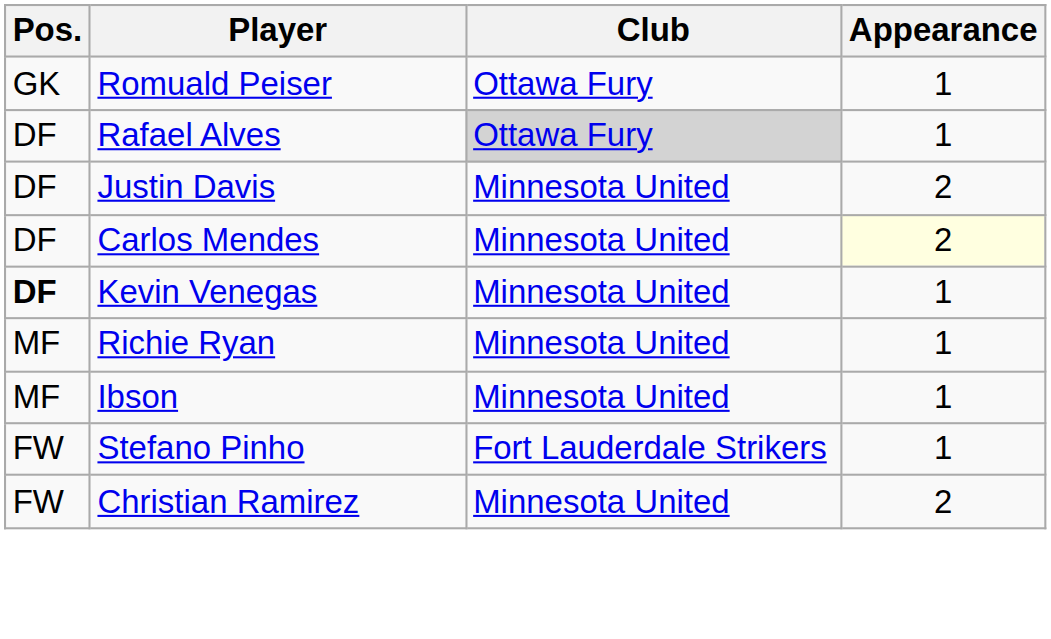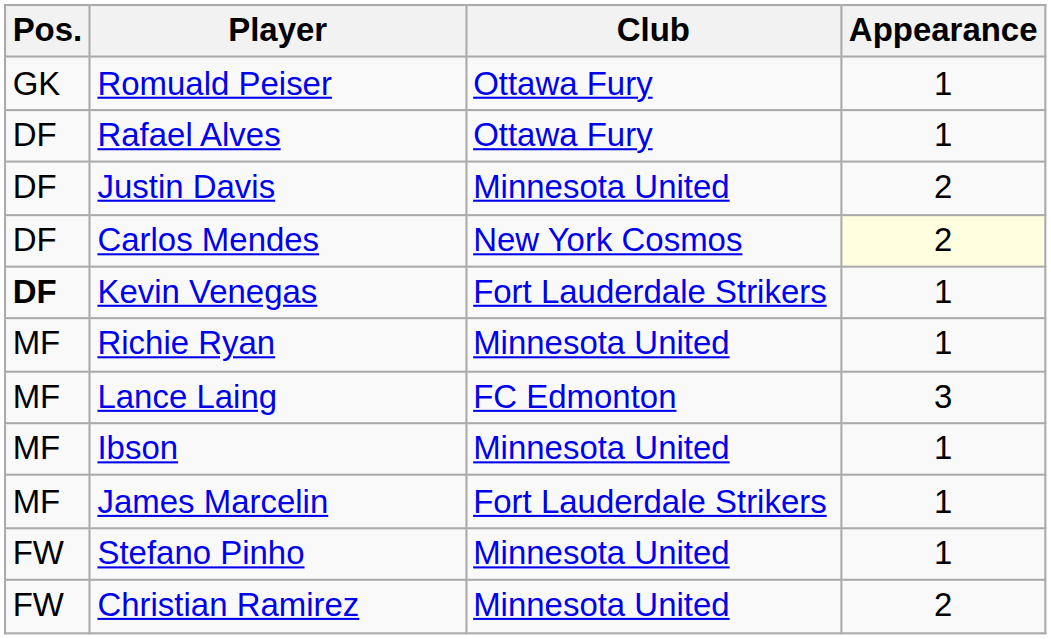(563, 135) lightgrey background -> (563, 135) no background
(601, 239) Minnesota United -> (608, 239) New York Cosmos
(601, 291) Minnesota United -> (650, 291) Fort Lauderdale Strikers
+ row: (187, 396)
+ row: (213, 501)
(650, 448) Fort Lauderdale Strikers -> (601, 553) Minnesota United
